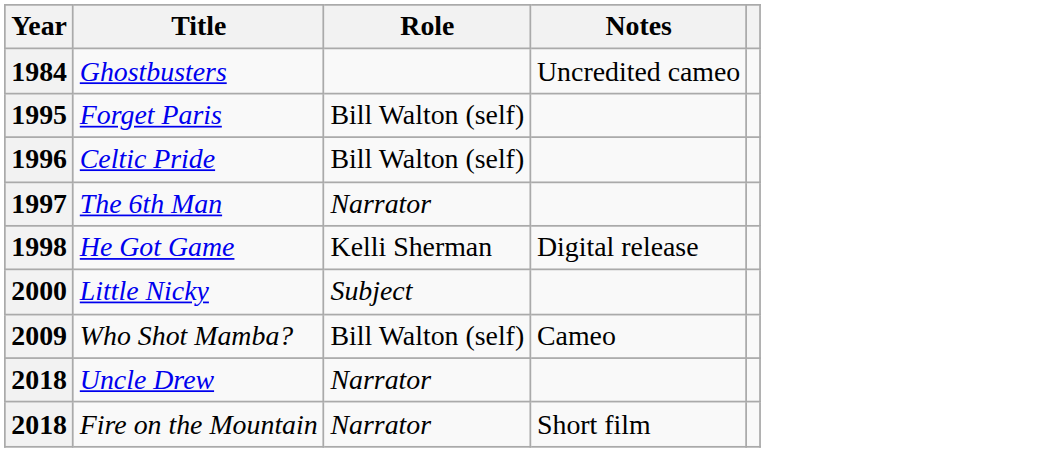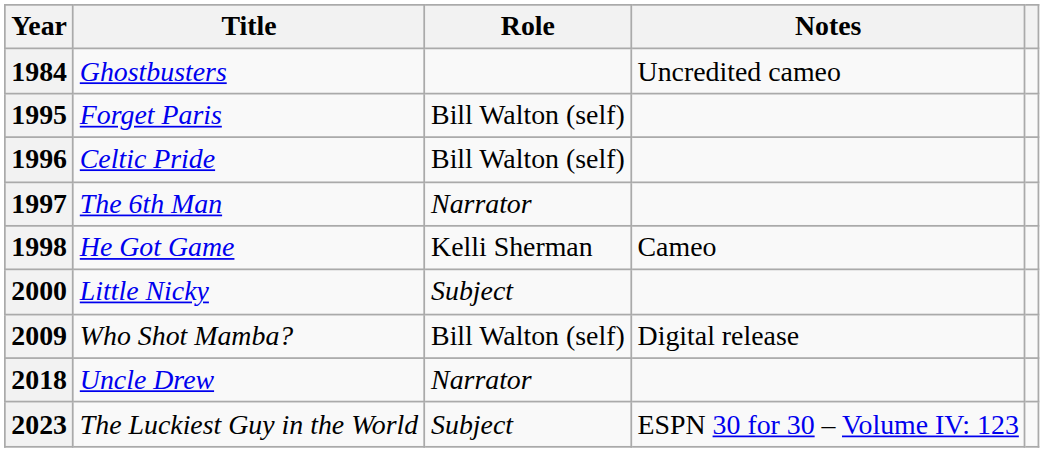(618, 247) Digital release -> (677, 247) Cameo
(576, 335) Cameo -> (718, 335) Digital release
- row: (39, 423)
+ row: (39, 423)
